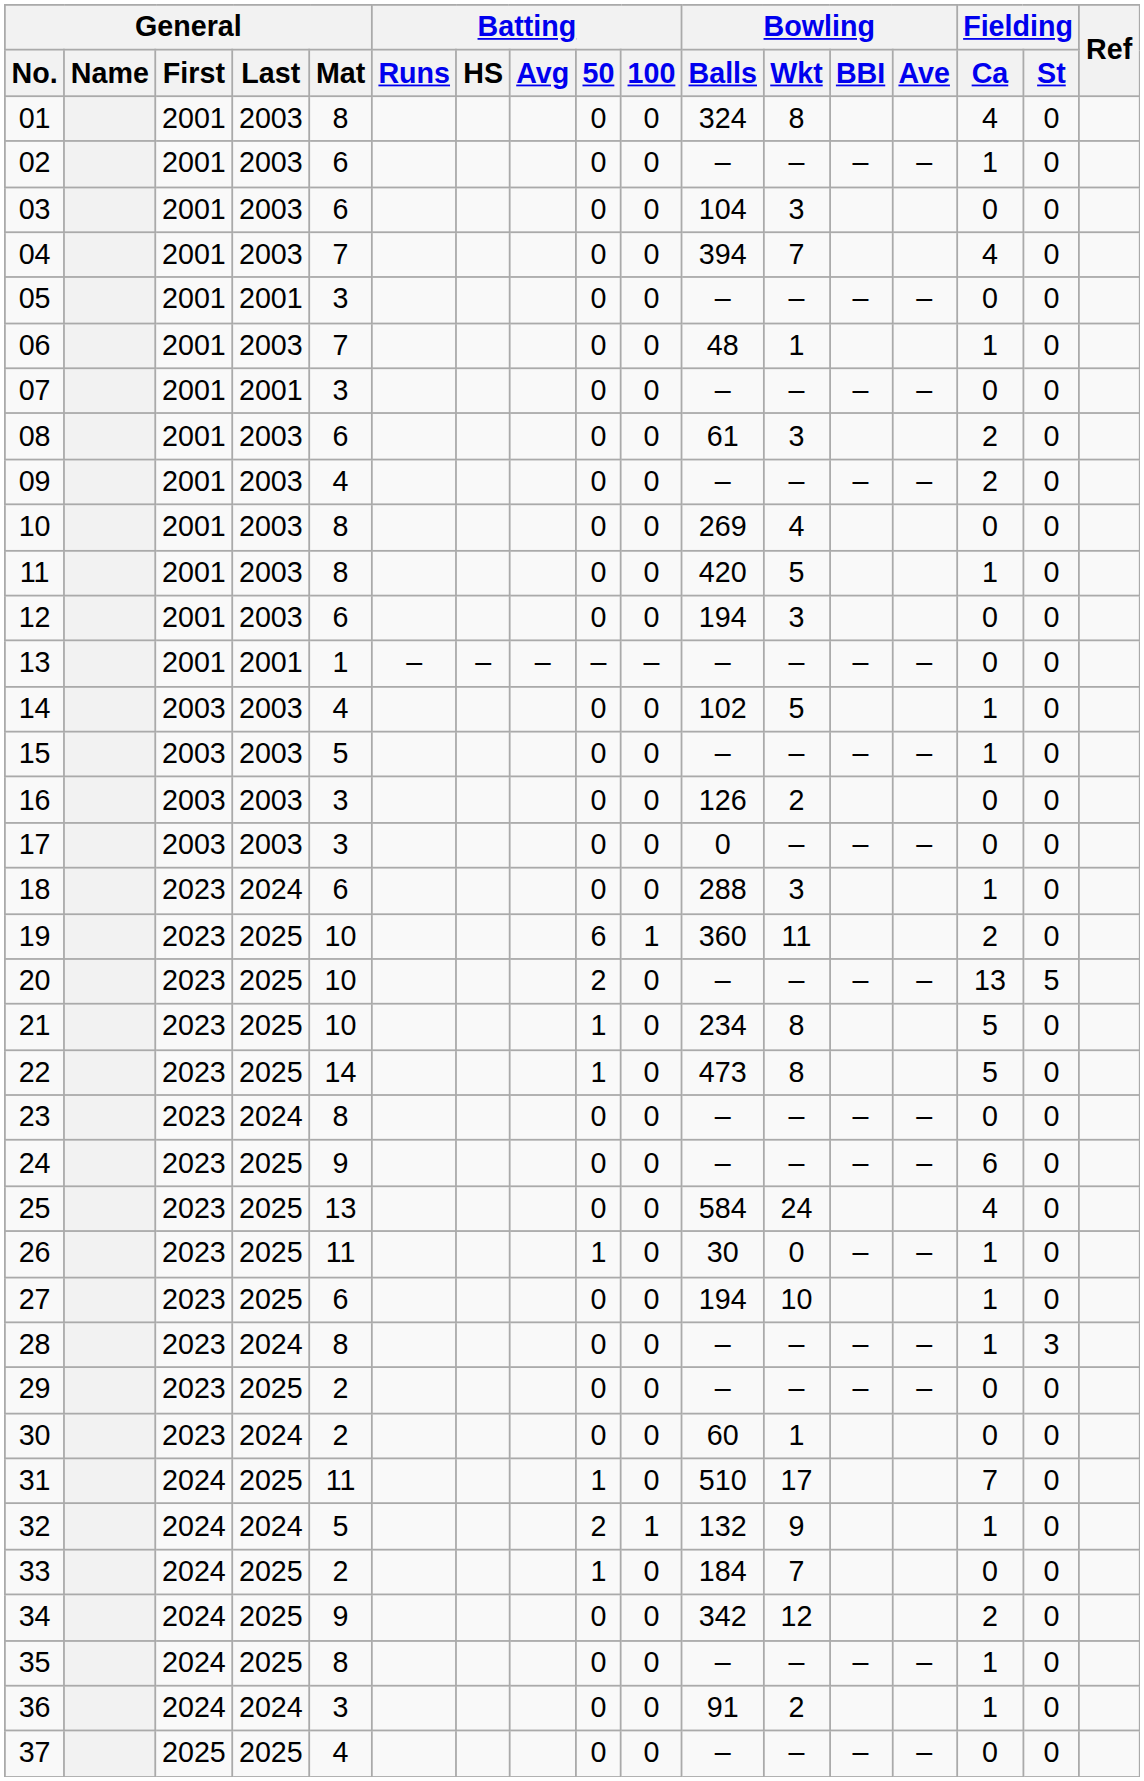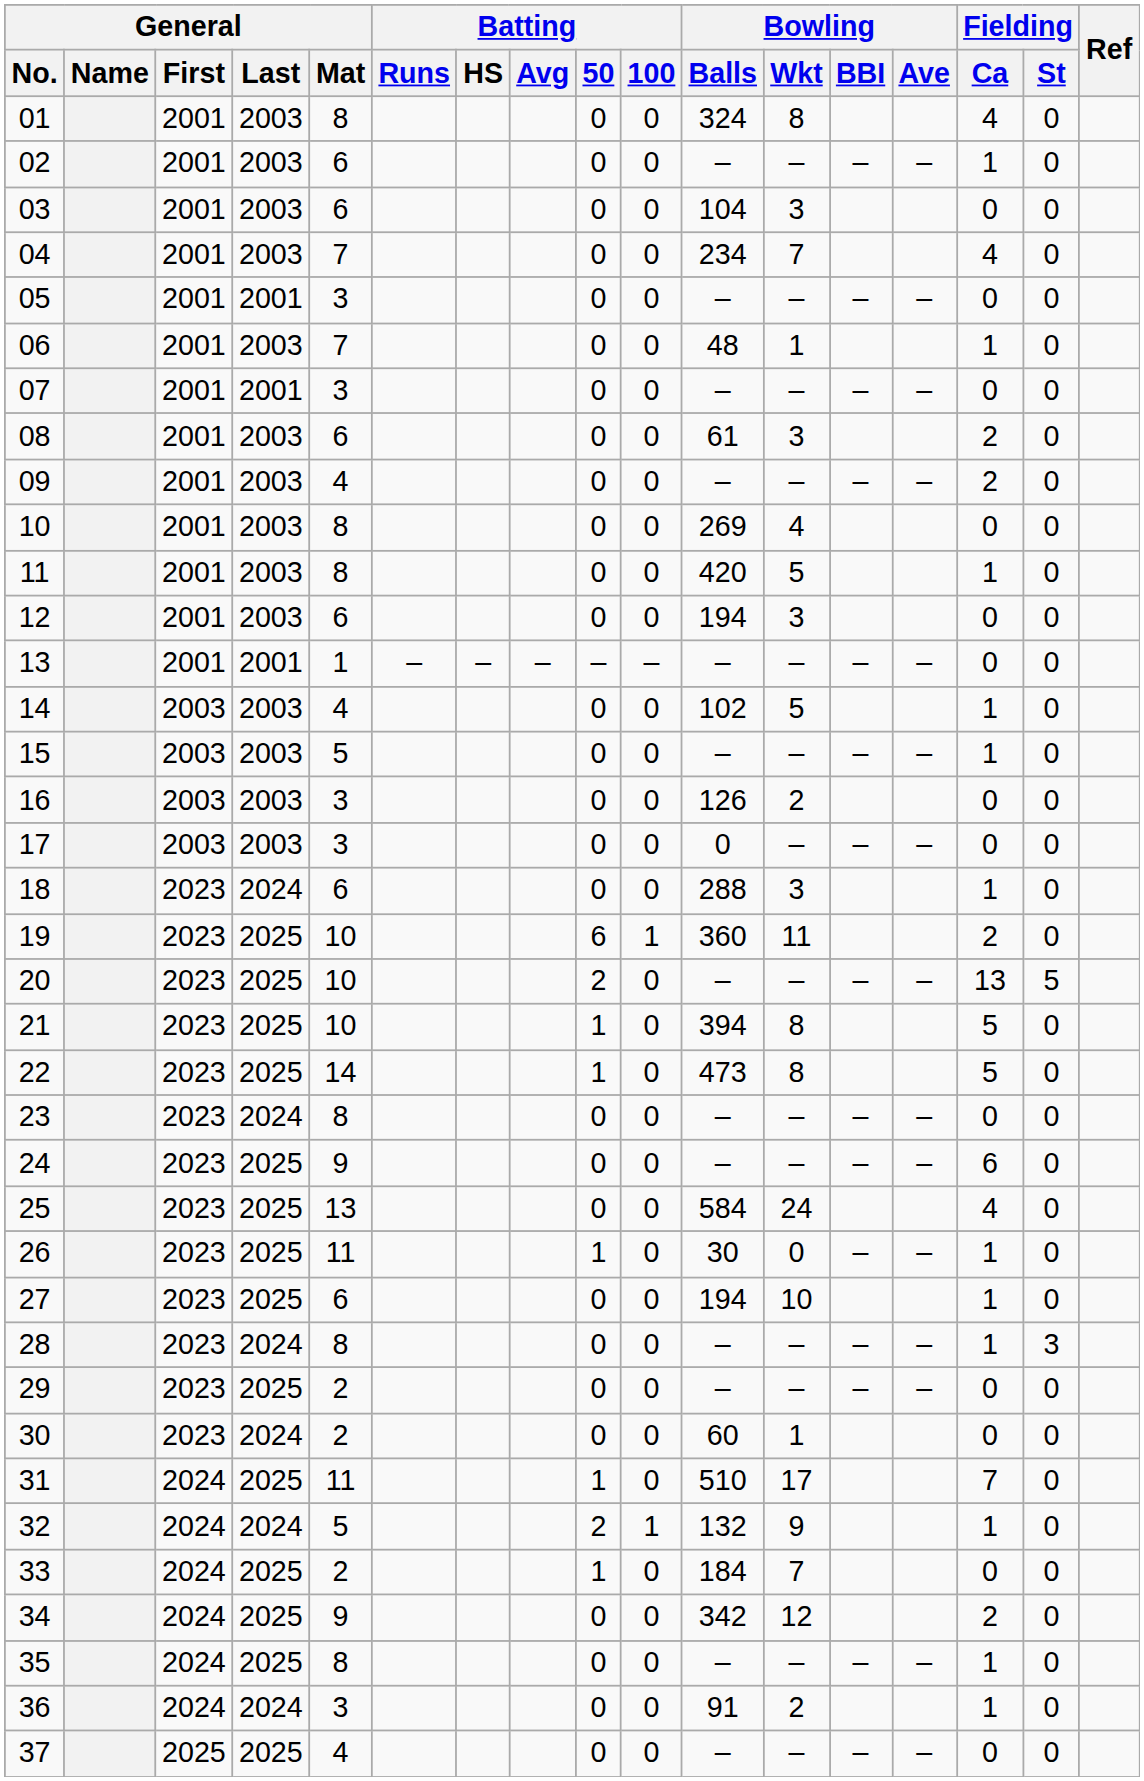(723, 254) 394 -> (723, 254) 234
(723, 1026) 234 -> (723, 1026) 394
